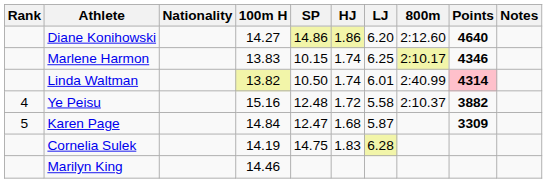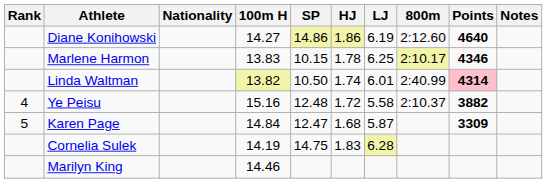(380, 37) 6.20 -> (380, 37) 6.19
(348, 59) 1.74 -> (348, 59) 1.78
